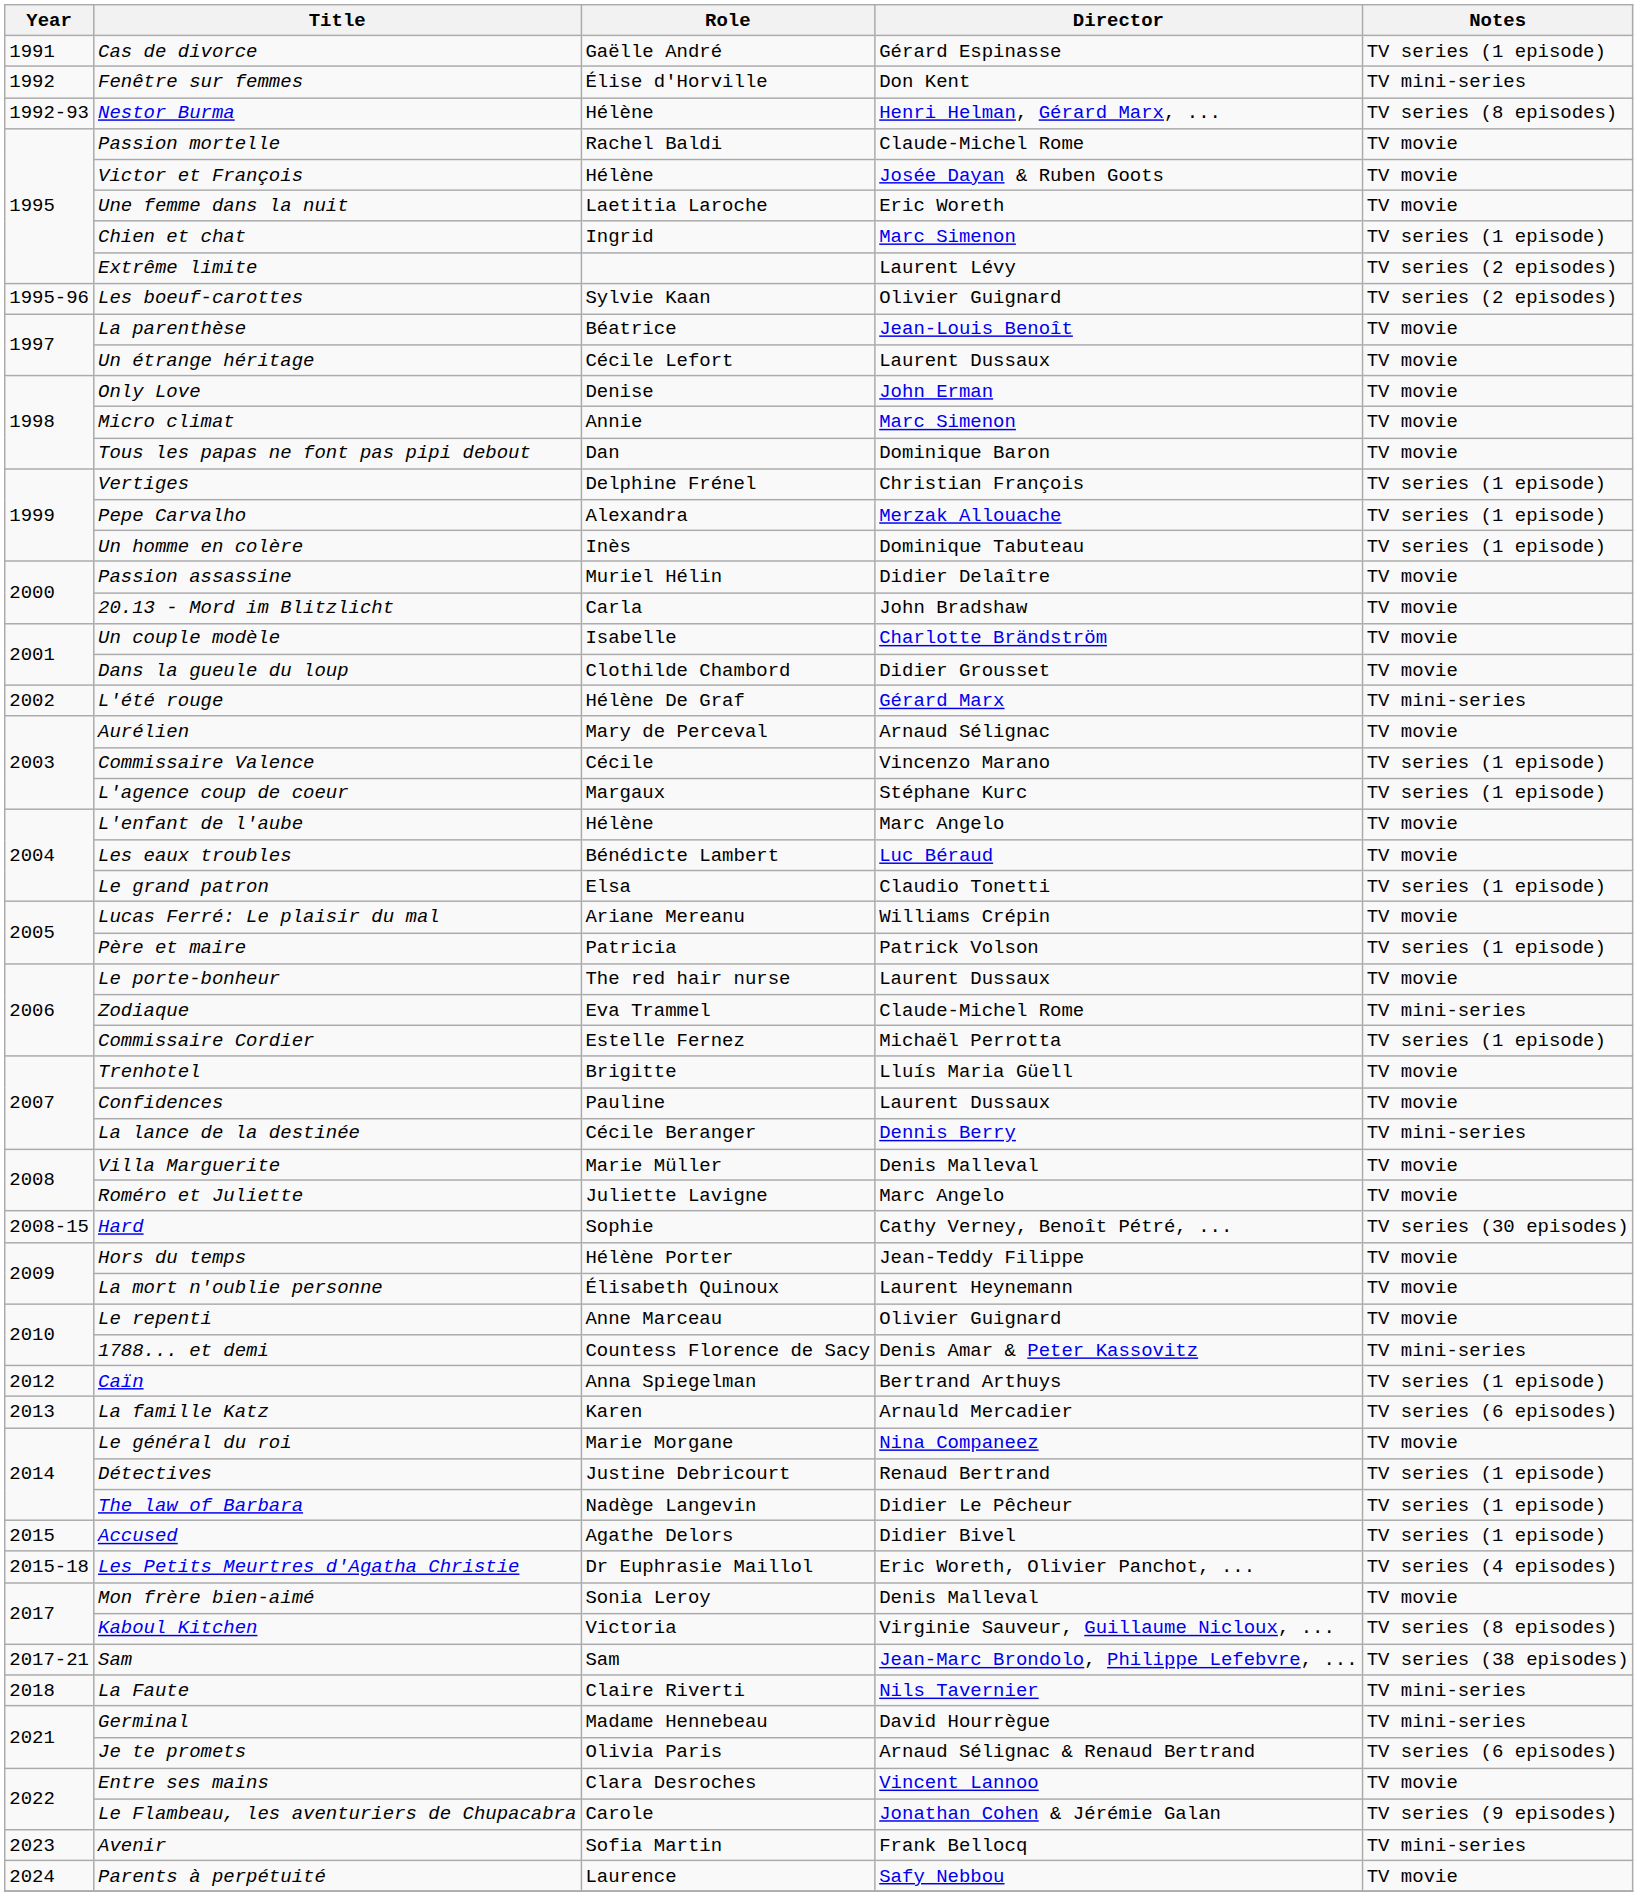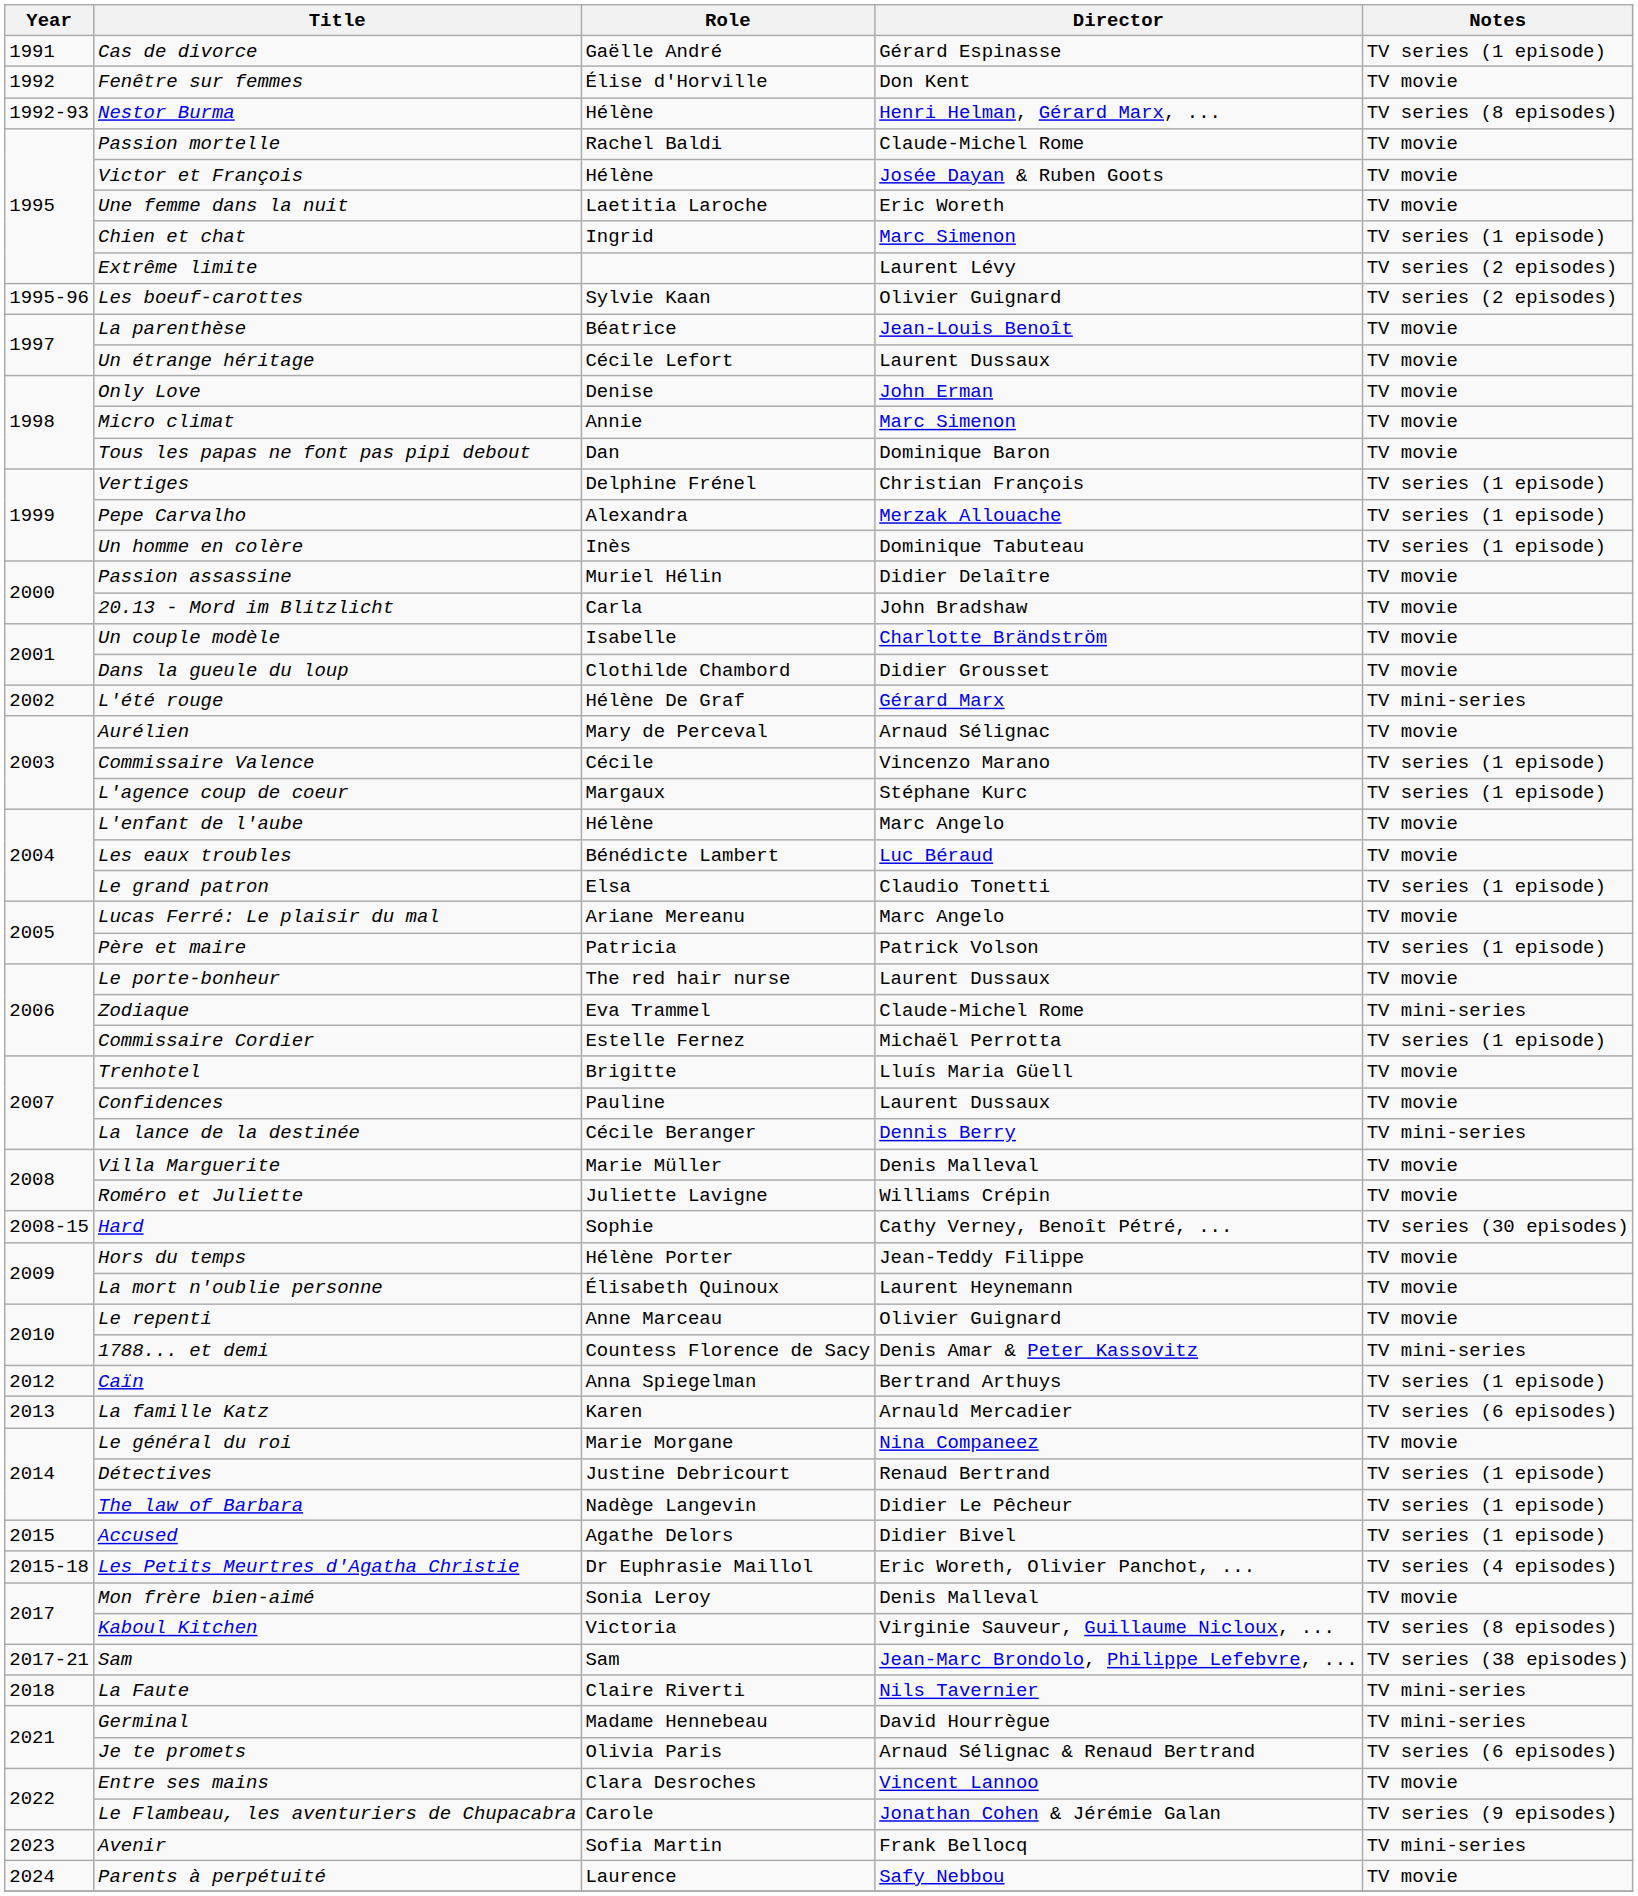(1446, 82) TV mini-series -> (1412, 82) TV movie
(965, 917) Williams Crépin -> (942, 917) Marc Angelo
(942, 1196) Marc Angelo -> (965, 1196) Williams Crépin
